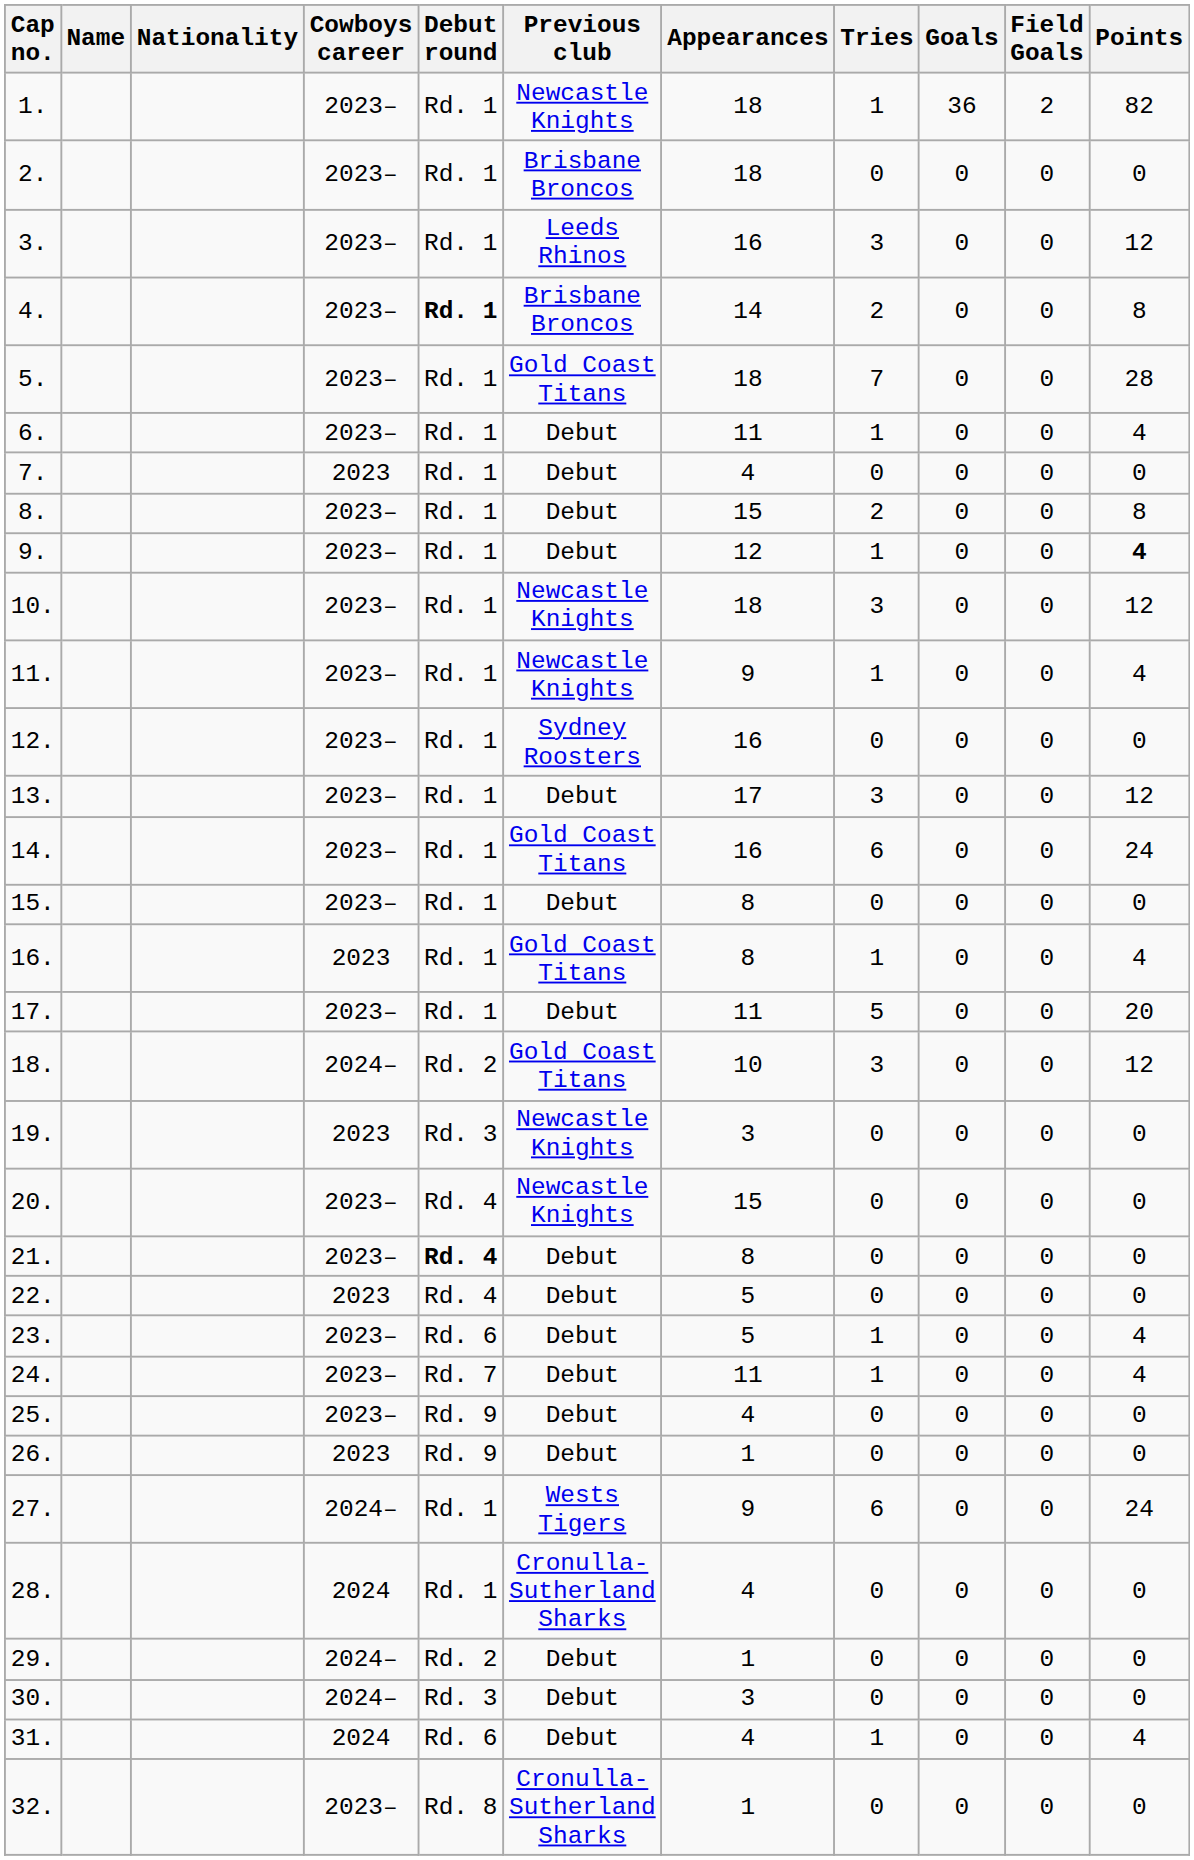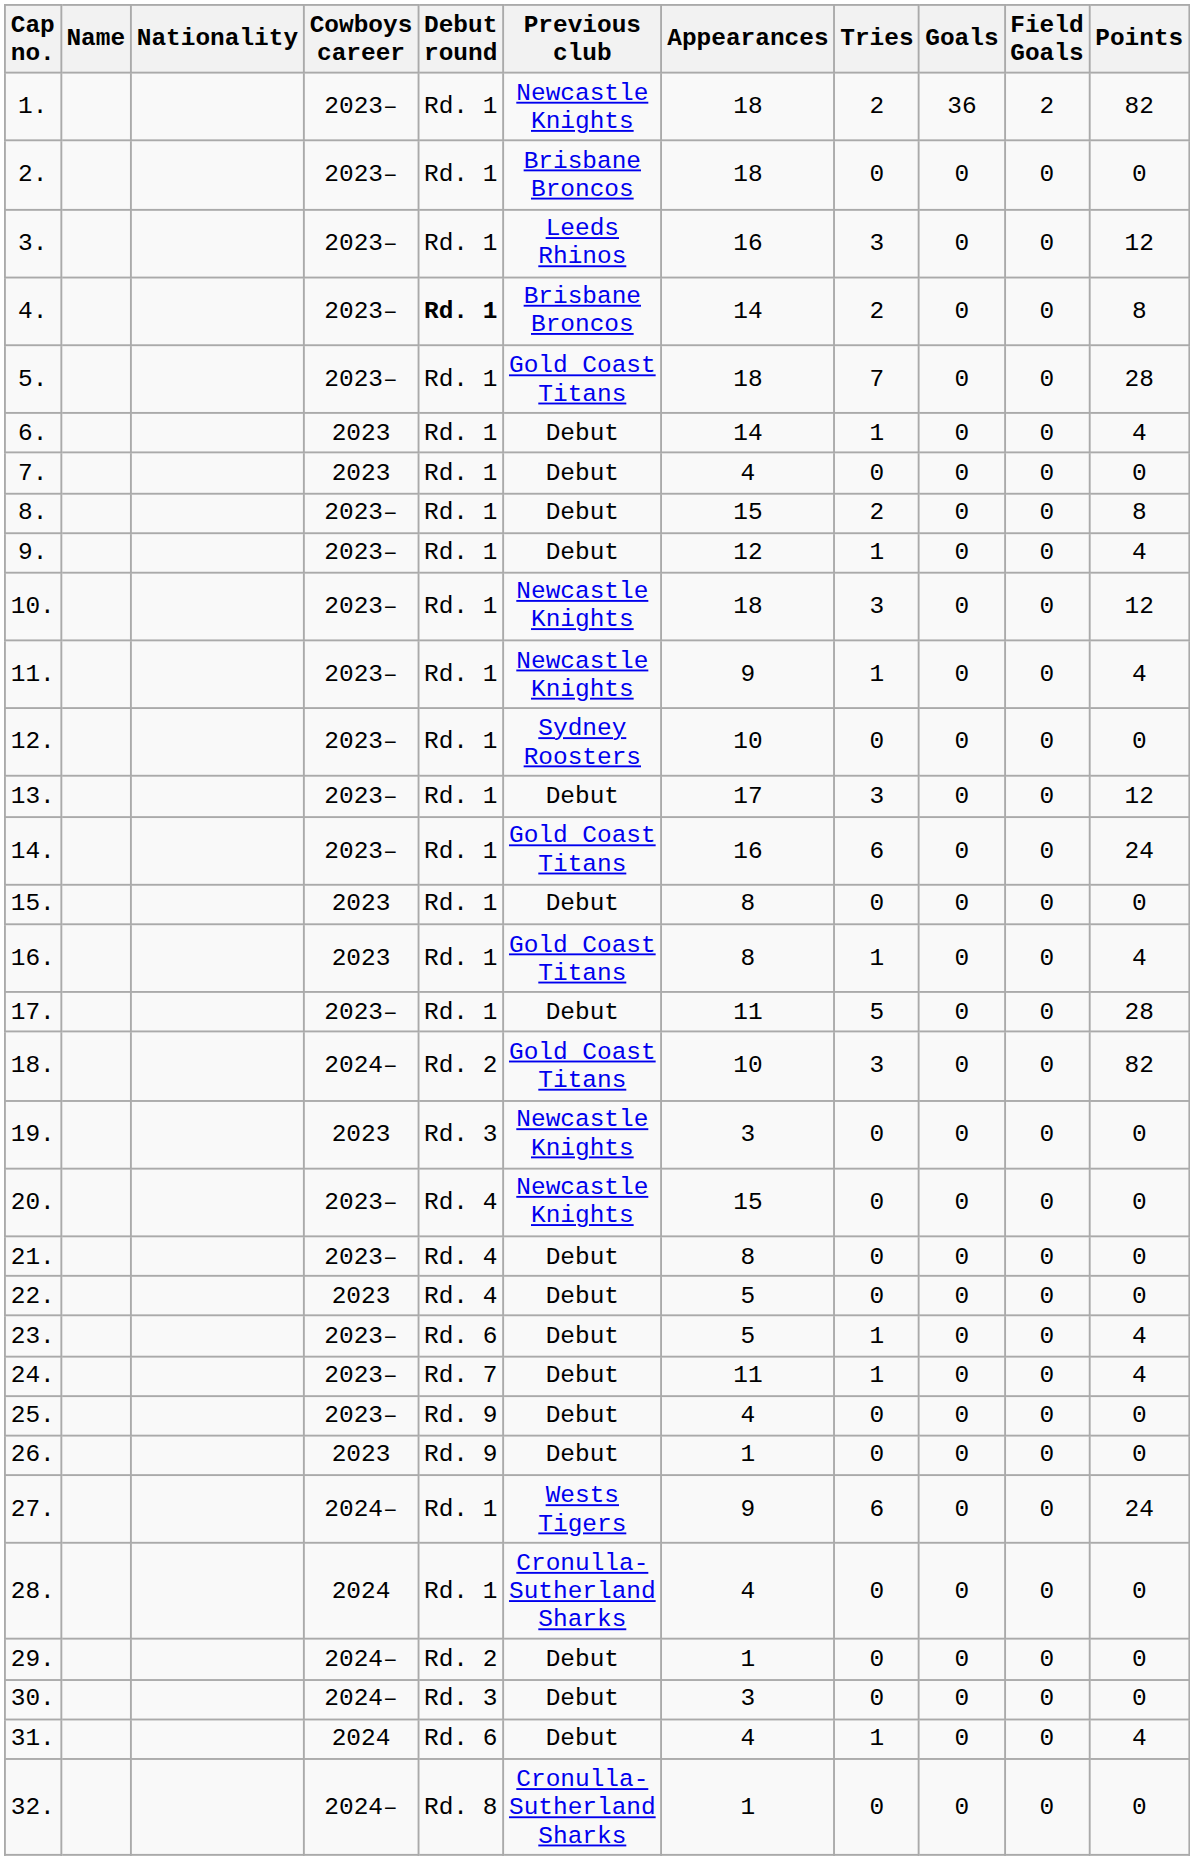(877, 107) 1 -> (877, 107) 2
(361, 433) 2023– -> (361, 433) 2023
(748, 433) 11 -> (748, 433) 14
(1139, 553) bold -> (1139, 553) normal
(748, 743) 16 -> (748, 743) 10
(361, 904) 2023– -> (361, 904) 2023
(1139, 1012) 20 -> (1139, 1012) 28
(1139, 1066) 12 -> (1139, 1066) 82
(461, 1256) bold -> (461, 1256) normal
(361, 1807) 2023– -> (361, 1807) 2024–
